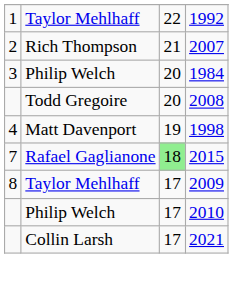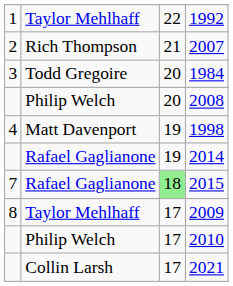(70, 73) Philip Welch -> (76, 73) Todd Gregoire
(76, 101) Todd Gregoire -> (70, 101) Philip Welch
+ row: (207, 156)
